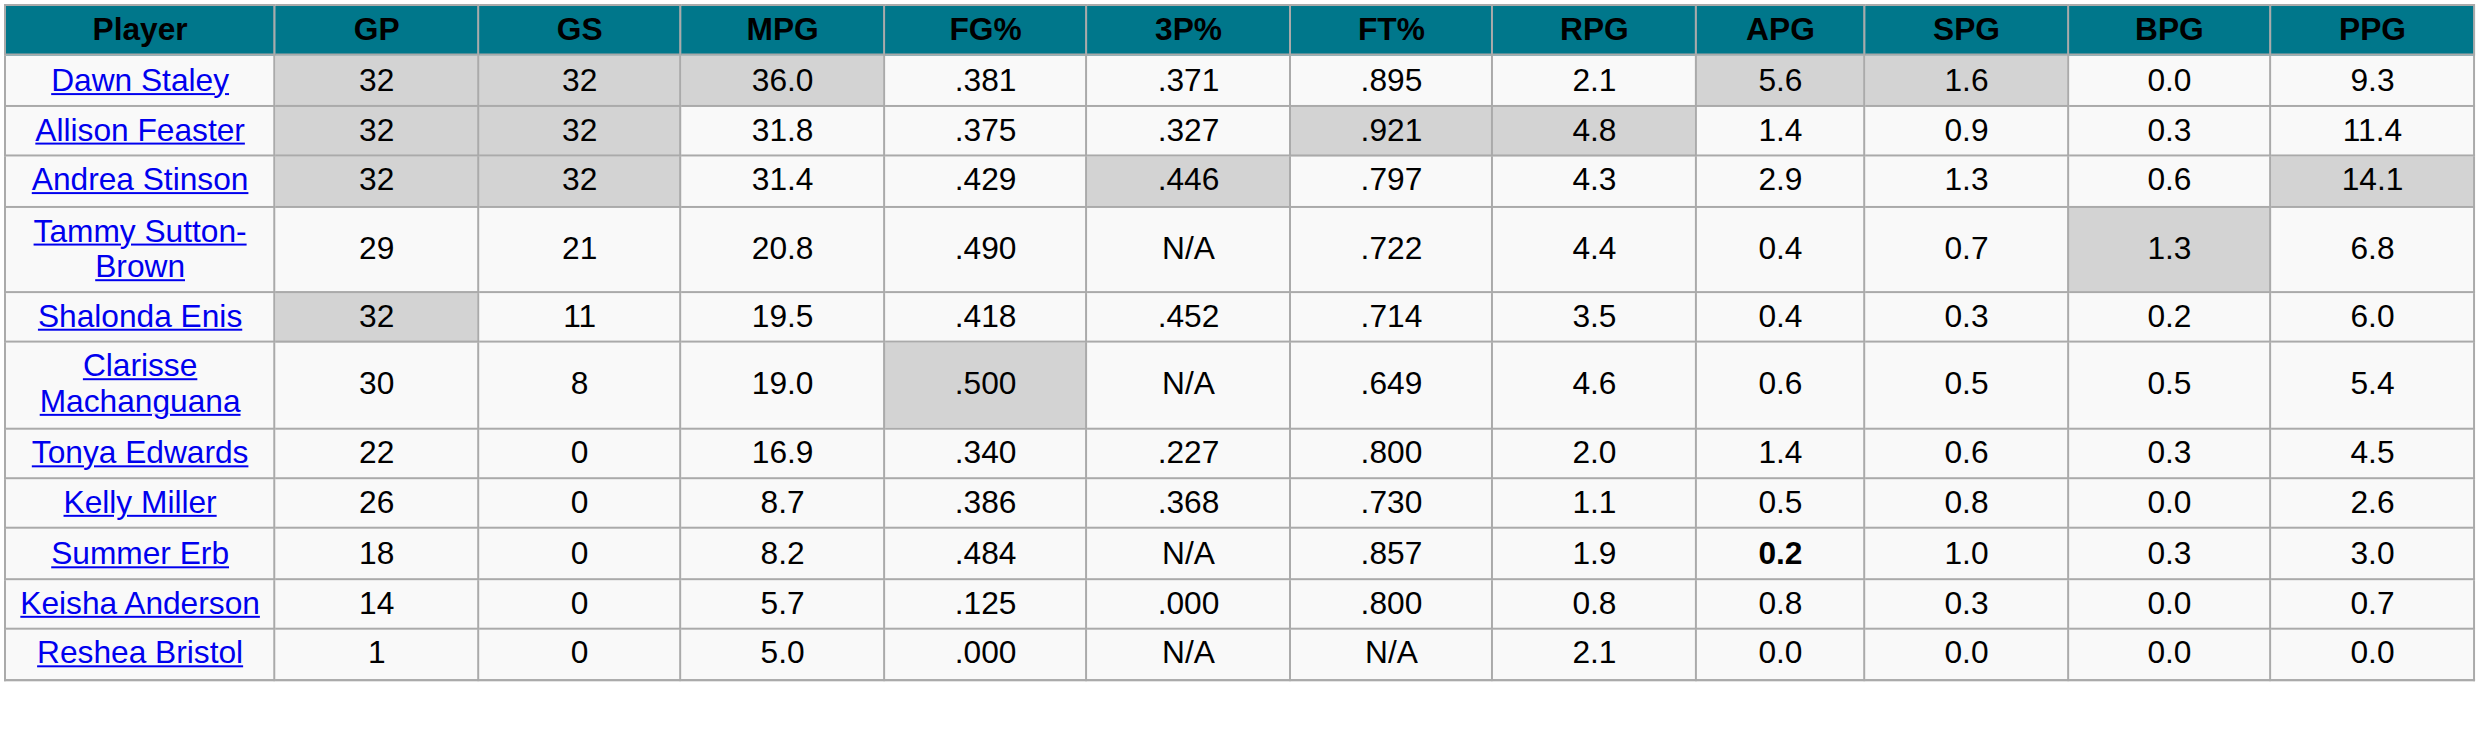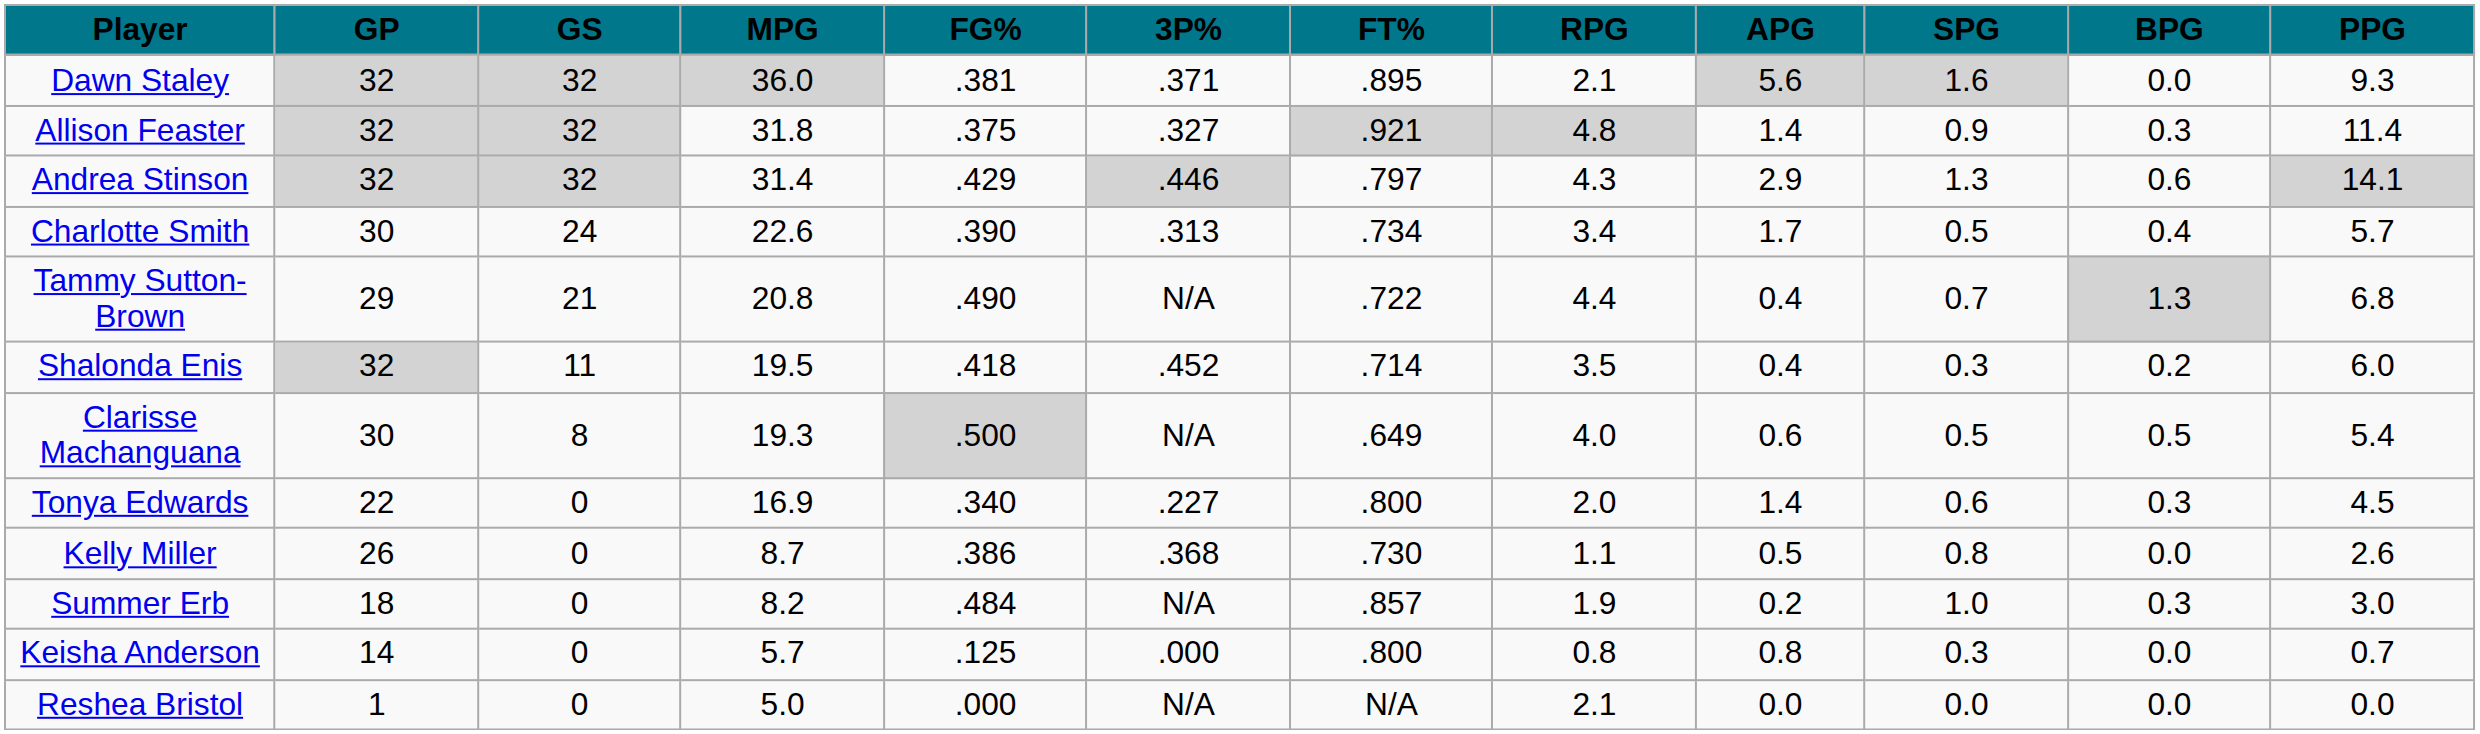+ row: (140, 230)
(783, 384) 19.0 -> (783, 434) 19.3
(1594, 384) 4.6 -> (1594, 434) 4.0
(1780, 553) bold -> (1780, 603) normal
